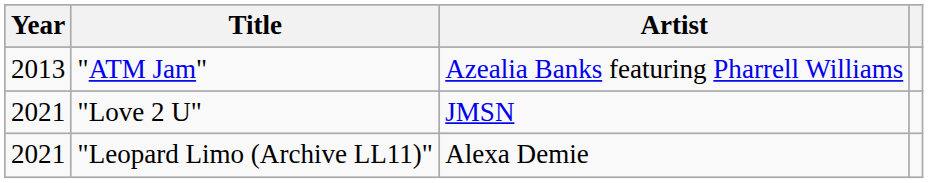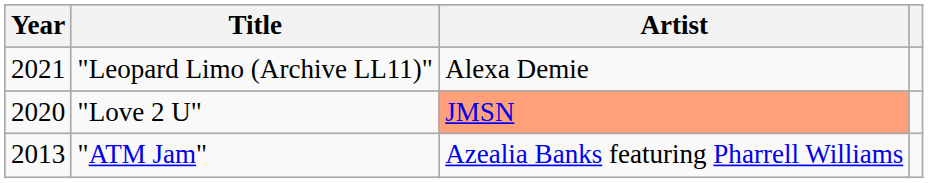rows swapped: (142, 68) <-> (255, 154)
(38, 111) 2021 -> (38, 111) 2020
(480, 111) no background -> (480, 111) lightsalmon background
